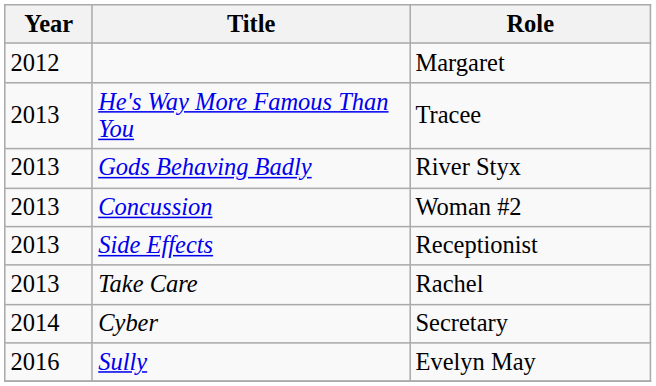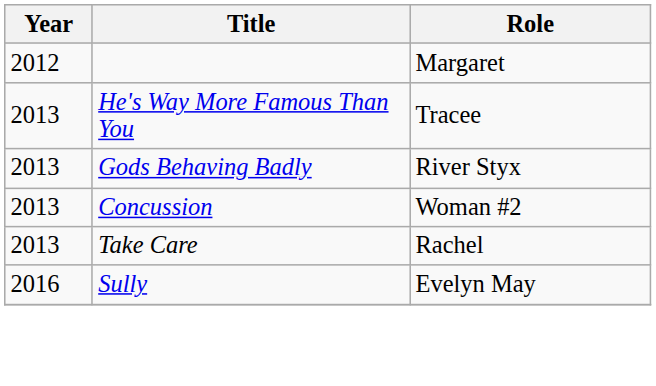- row: (156, 245)
- row: (128, 323)
